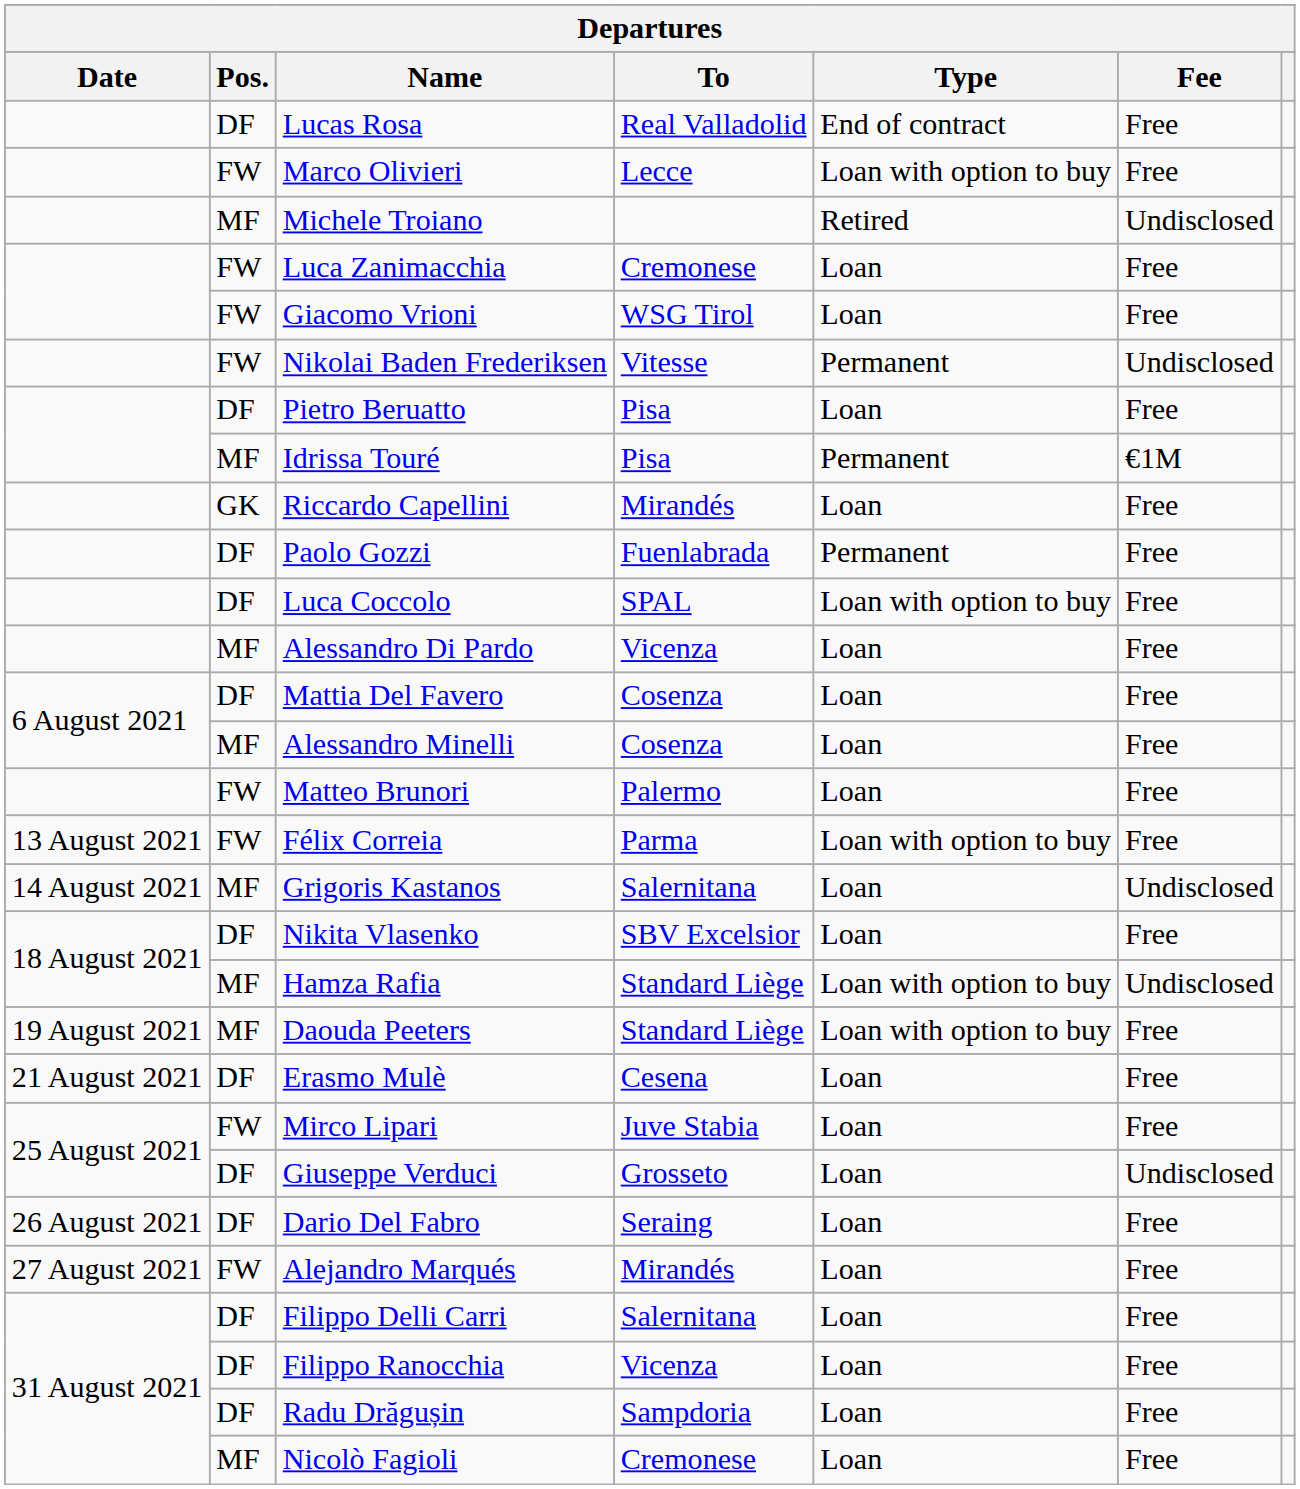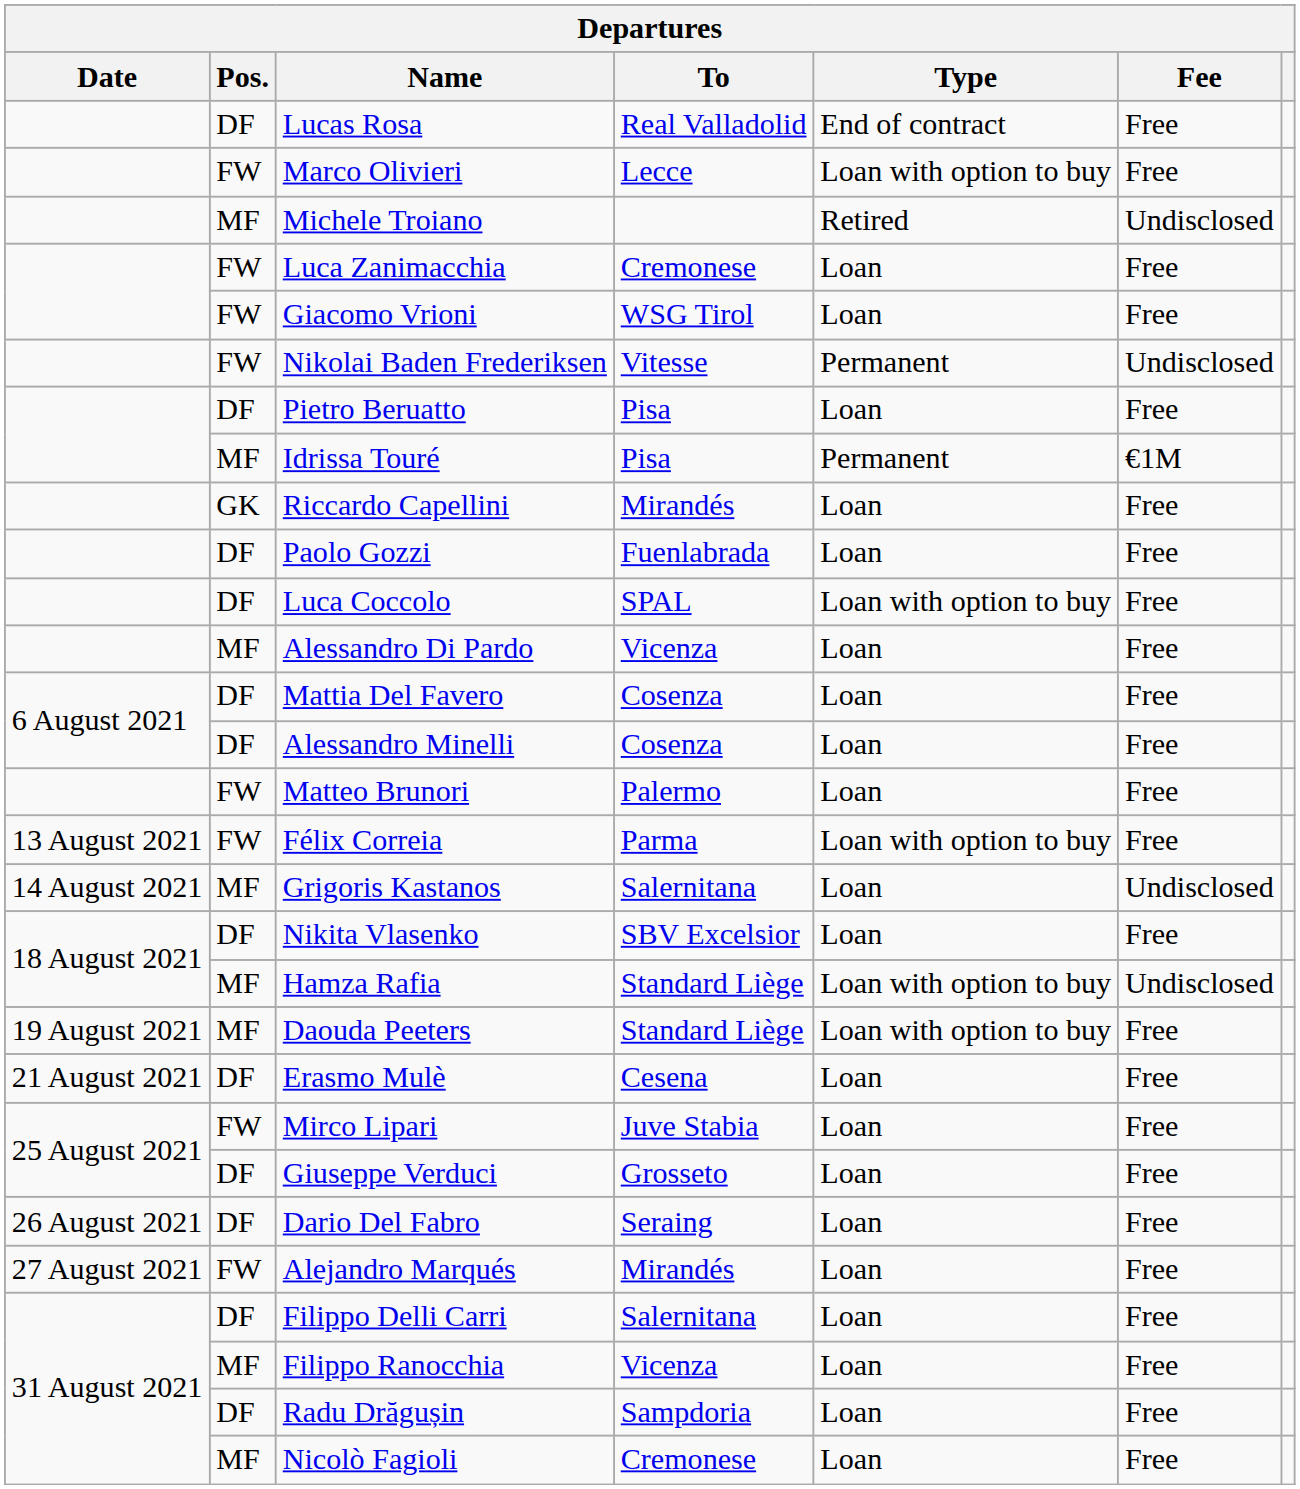(885, 553) Permanent -> (851, 553) Loan
(238, 743) MF -> (235, 743) DF
(1199, 1173) Undisclosed -> (1152, 1173) Free
(235, 1364) DF -> (238, 1364) MF
